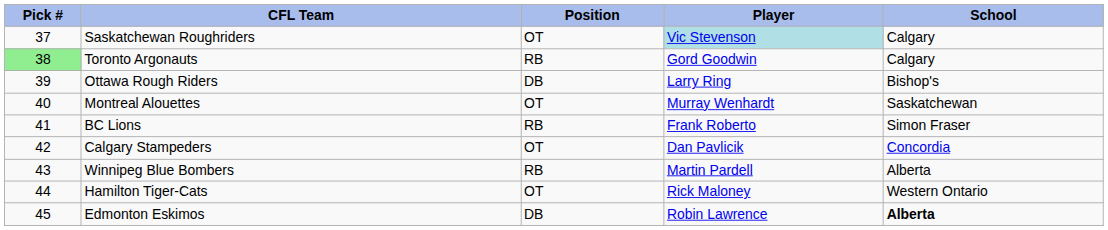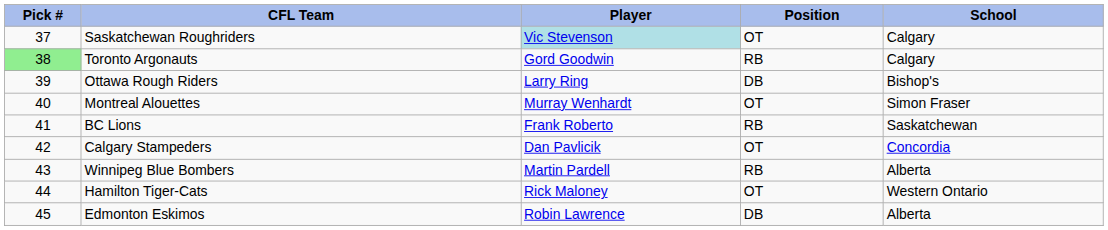columns swapped: (774, 15) <-> (592, 15)
(932, 103) Saskatchewan -> (928, 103) Simon Fraser
(928, 125) Simon Fraser -> (932, 125) Saskatchewan
(911, 214) bold -> (909, 214) normal
